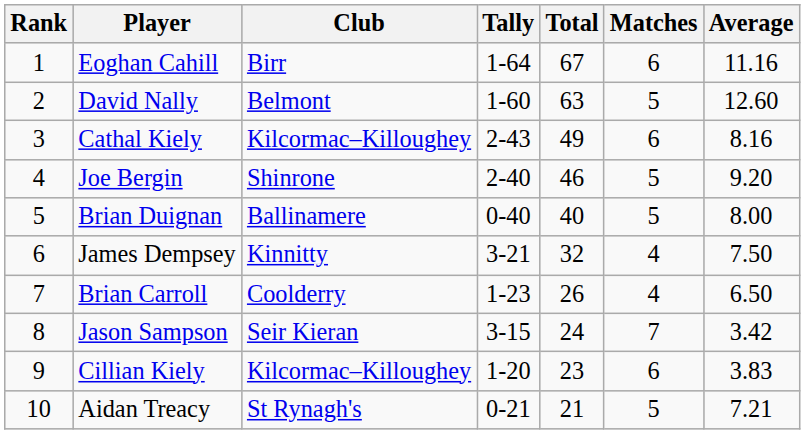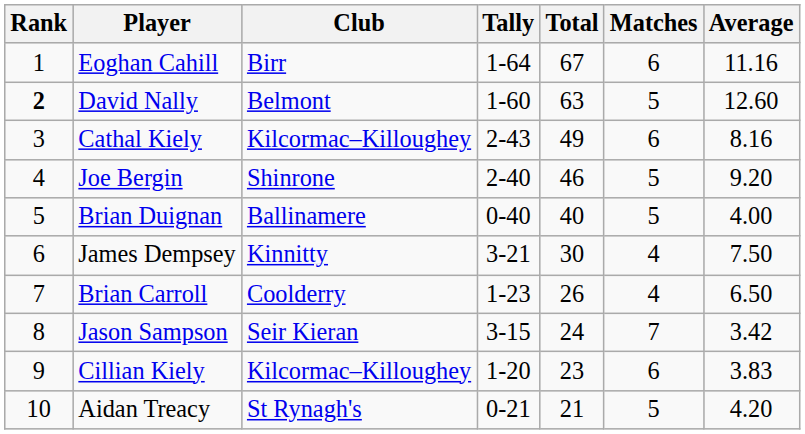(39, 100) normal -> (39, 100) bold
(751, 216) 8.00 -> (751, 216) 4.00
(572, 255) 32 -> (572, 255) 30
(751, 409) 7.21 -> (751, 409) 4.20
